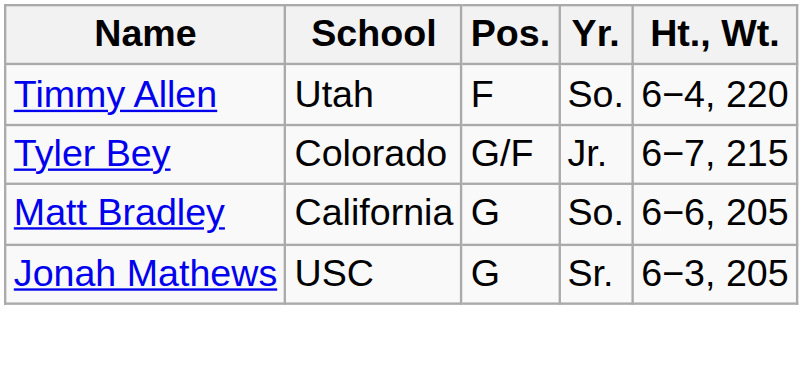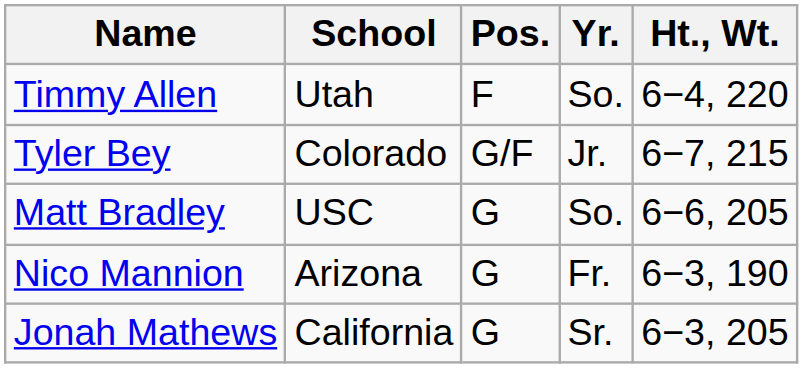(374, 213) California -> (334, 213) USC
+ row: (129, 272)
(334, 272) USC -> (374, 332) California
